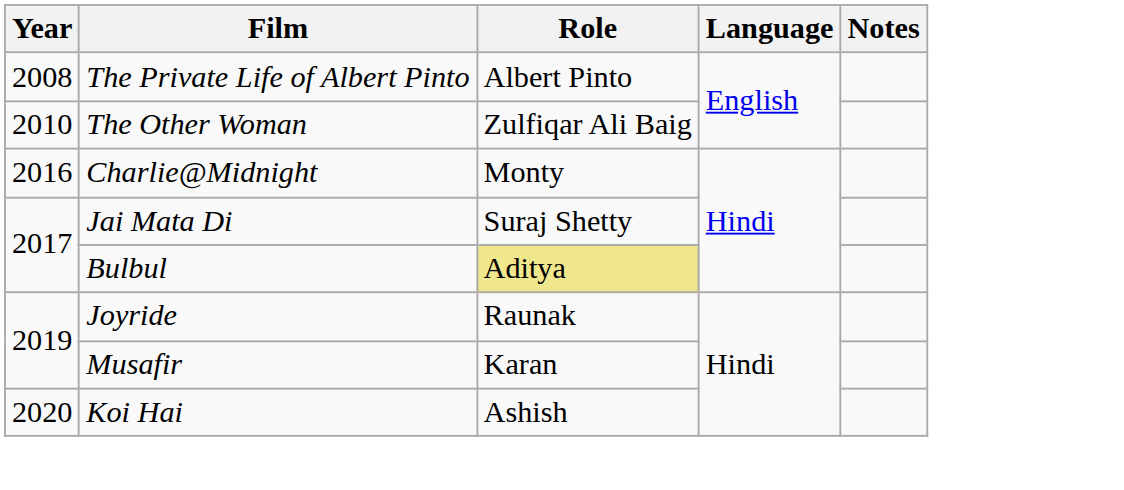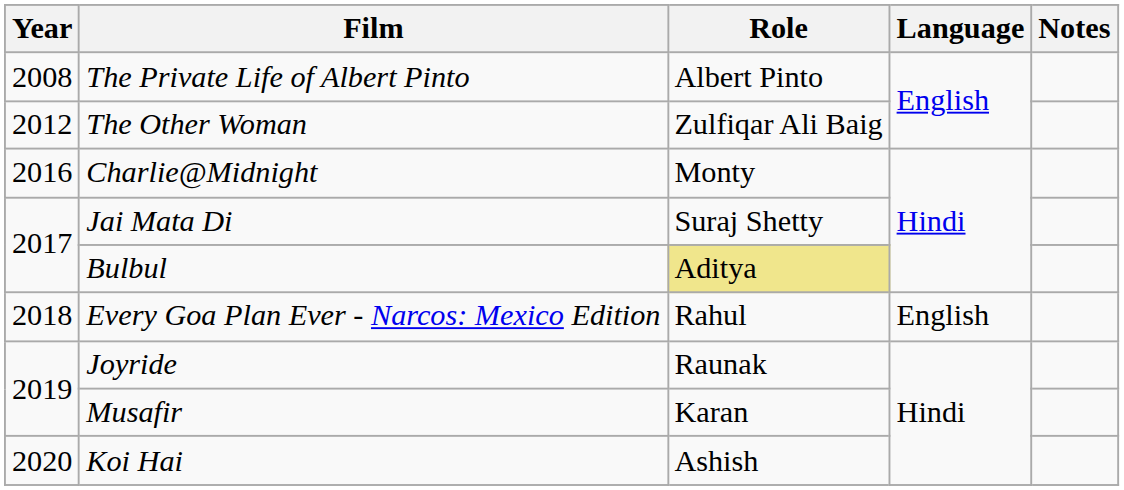(42, 124) 2010 -> (42, 124) 2012
+ row: (373, 316)
